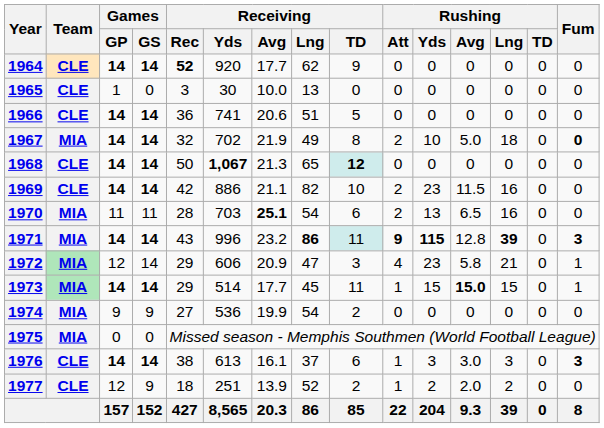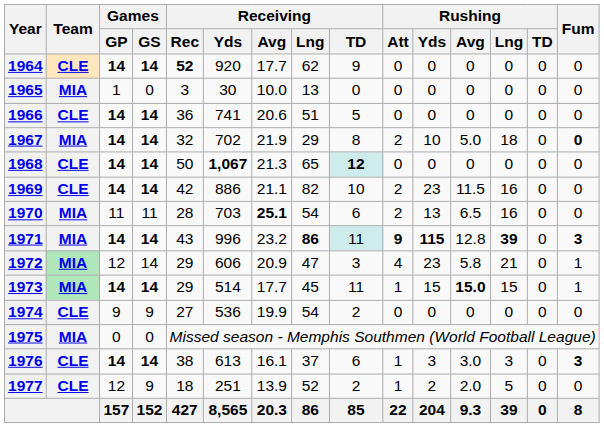(73, 90) CLE -> (73, 90) MIA
(310, 139) 49 -> (310, 139) 29
(73, 312) MIA -> (73, 312) CLE
(509, 386) 2 -> (509, 386) 5
